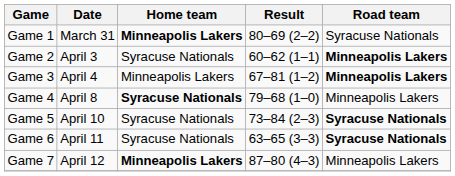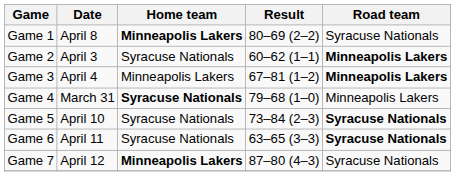(88, 35) March 31 -> (79, 35) April 8
(79, 98) April 8 -> (88, 98) March 31
(382, 160) Minneapolis Lakers -> (382, 160) Syracuse Nationals
